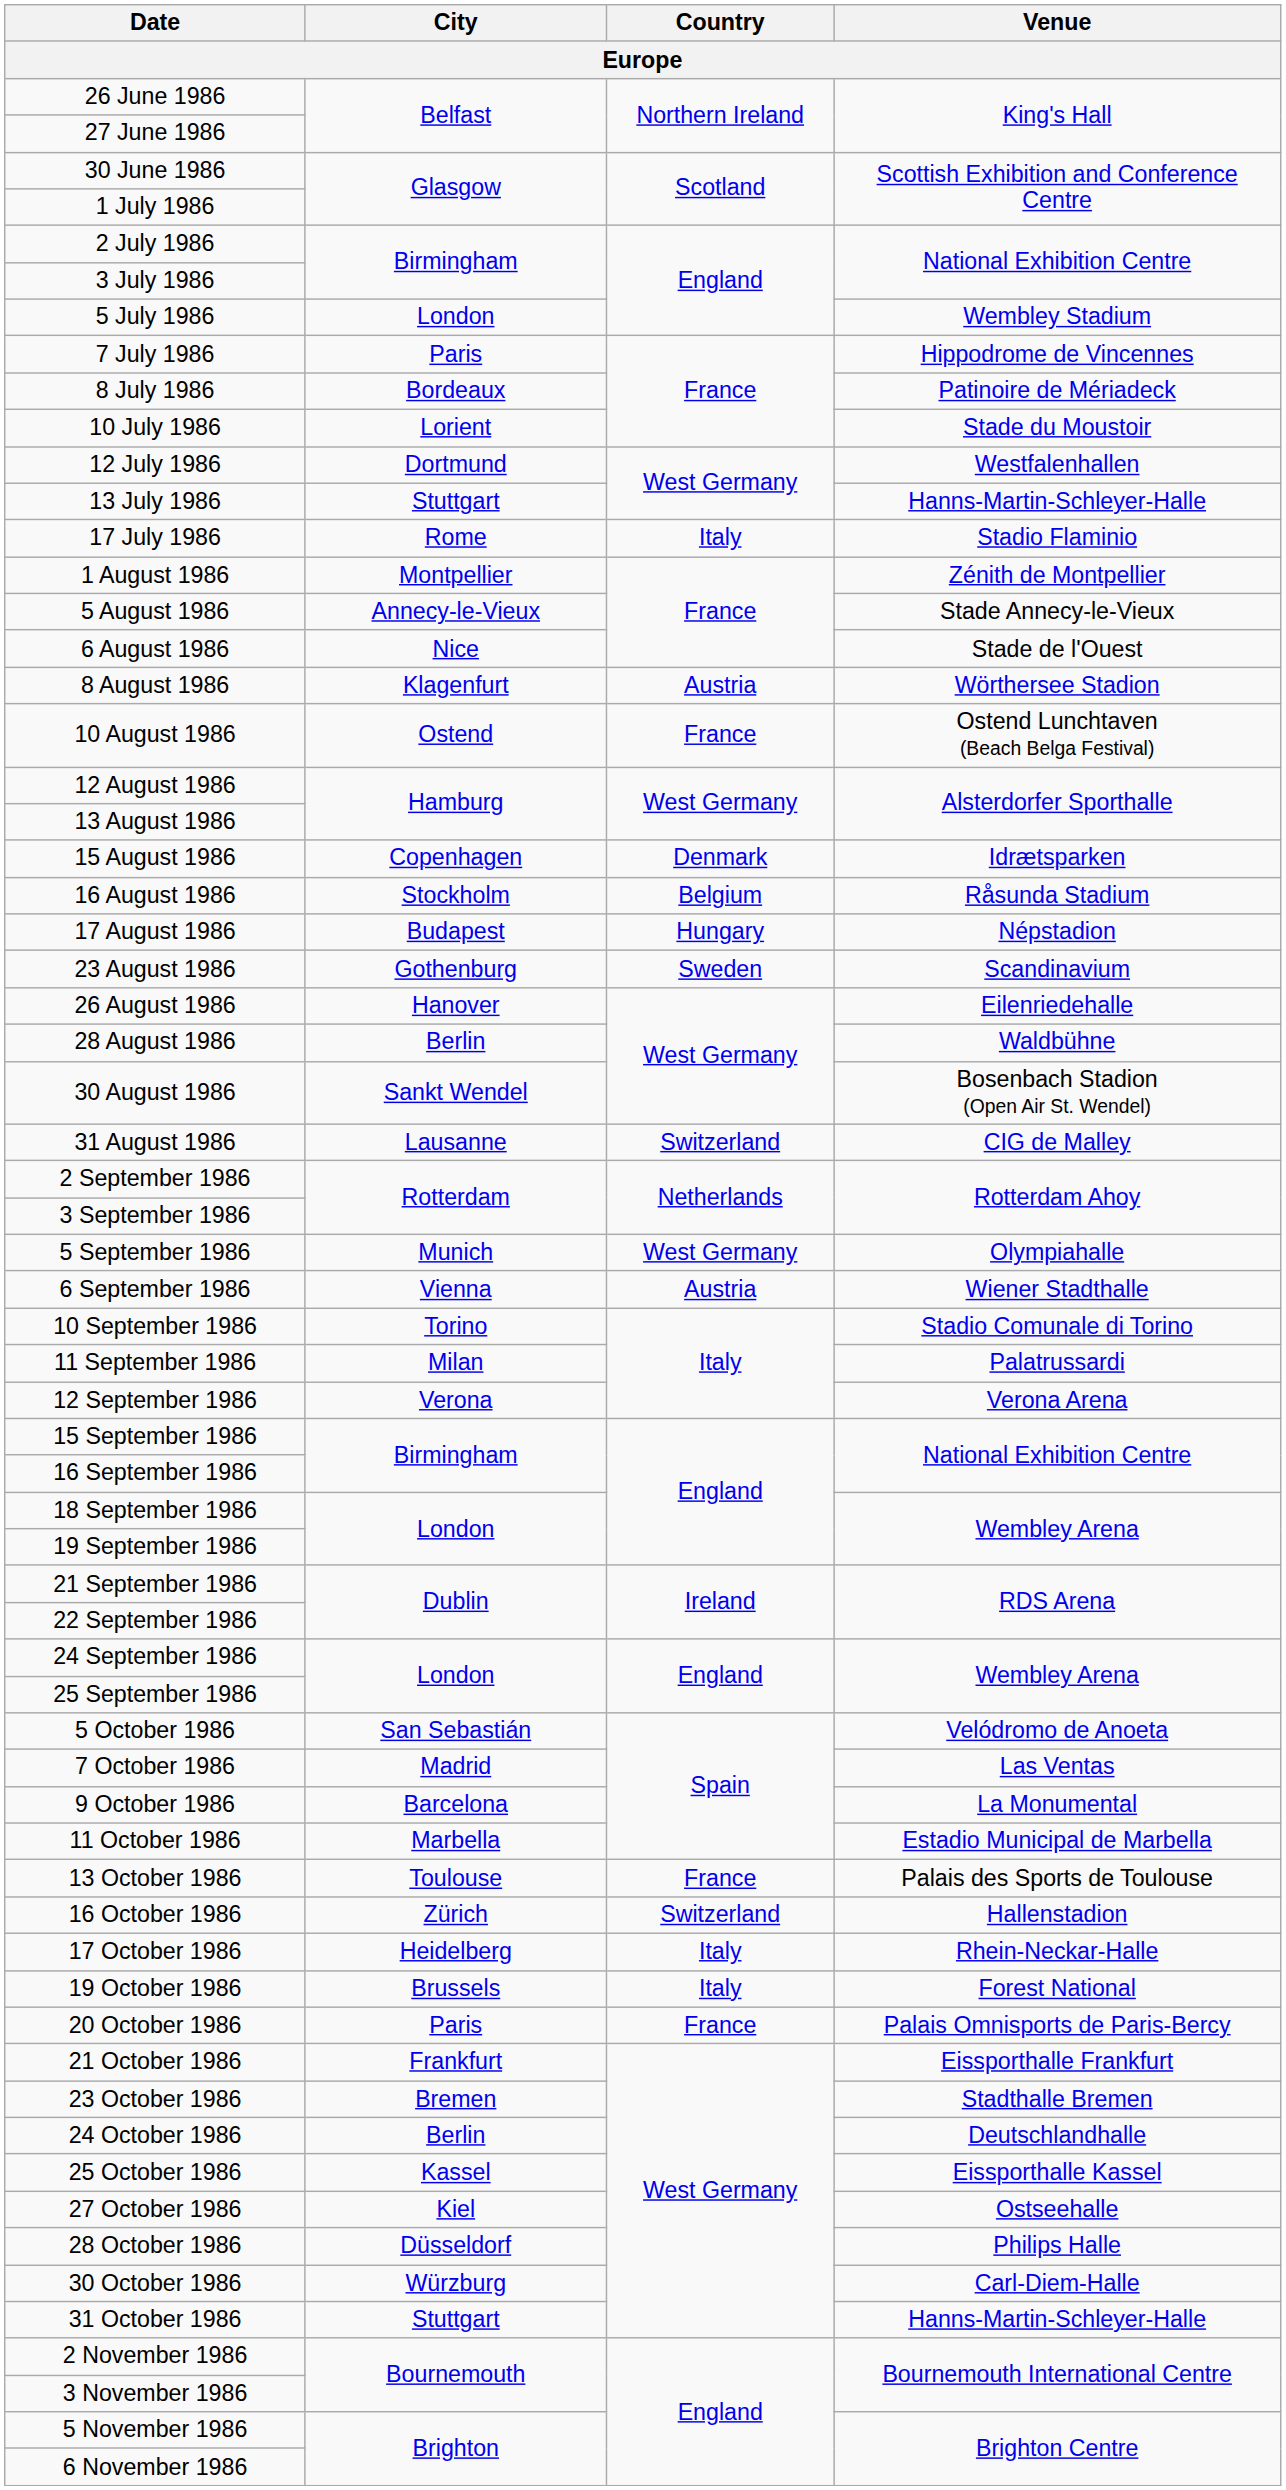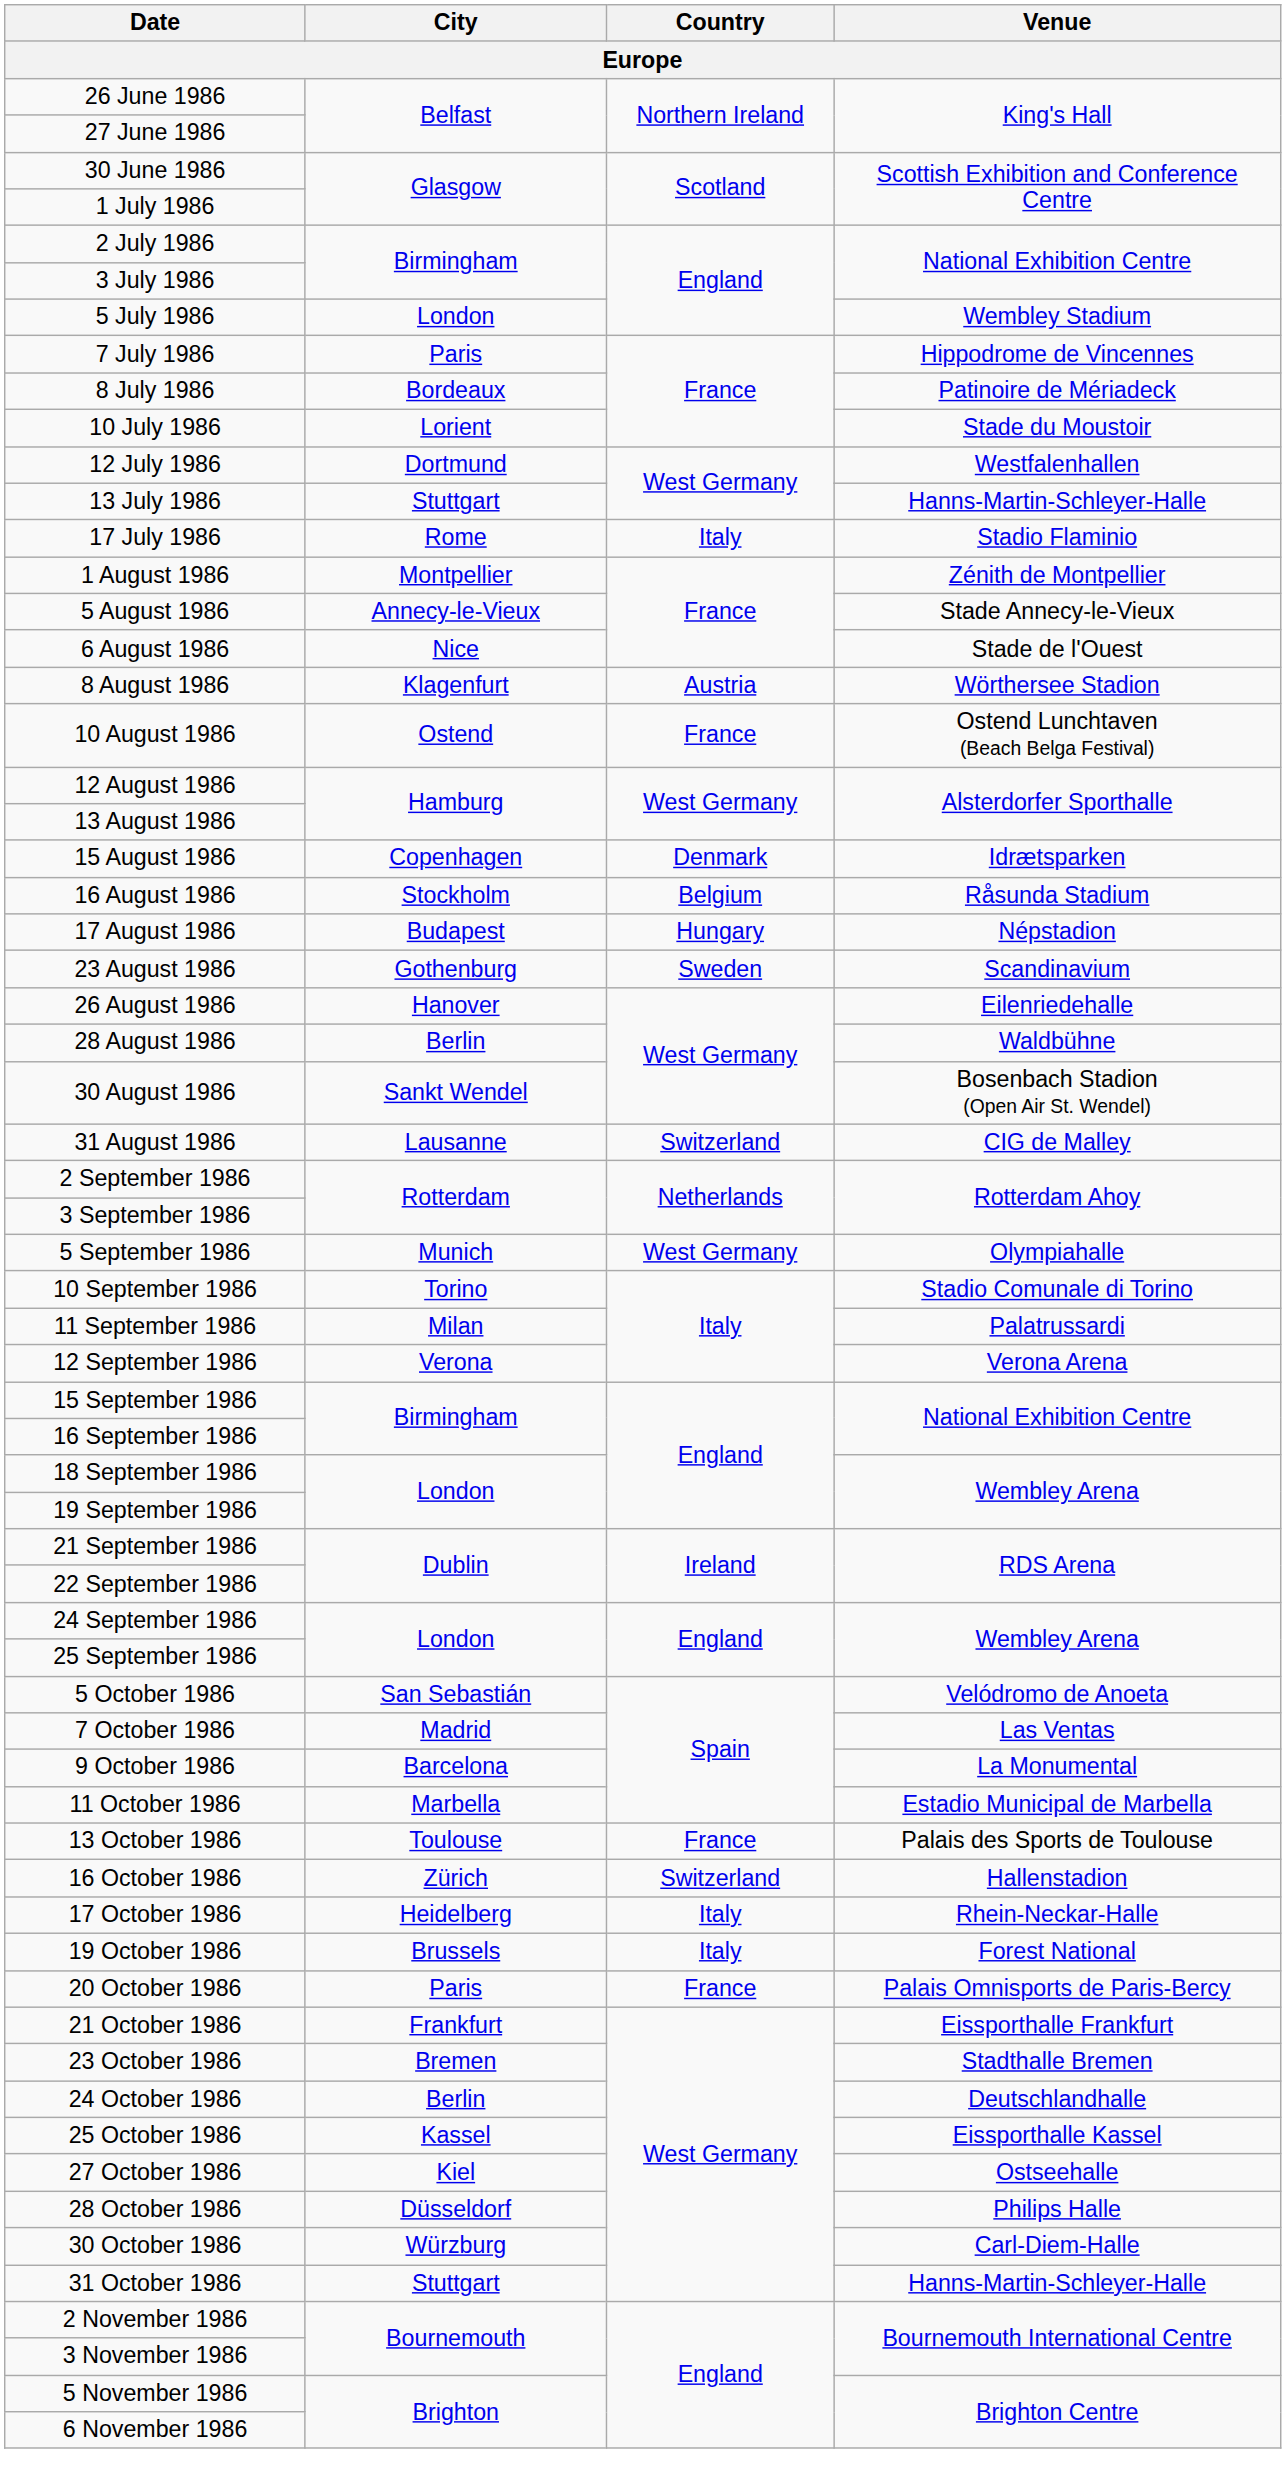- row: (155, 1289)
